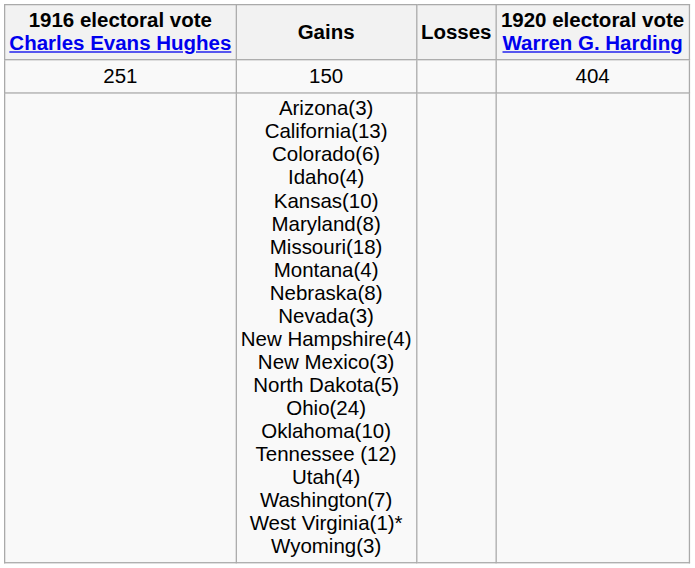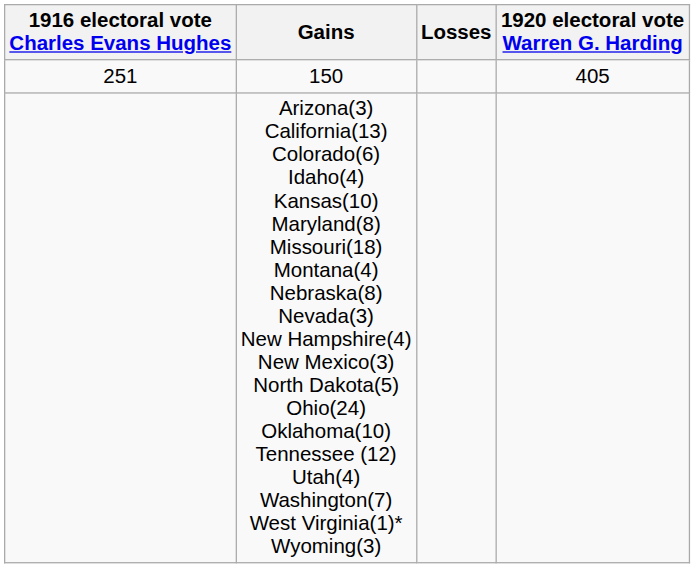(593, 76) 404 -> (593, 76) 405
